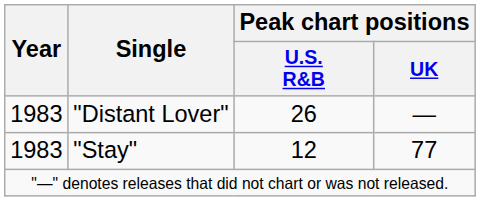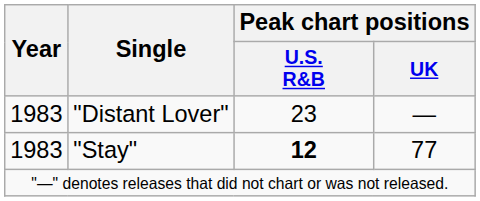(304, 113) 26 -> (304, 113) 23
(304, 151) normal -> (304, 151) bold
